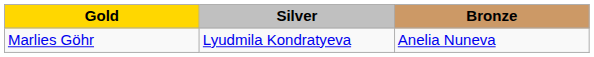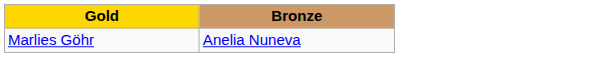- column: (297, 16)
